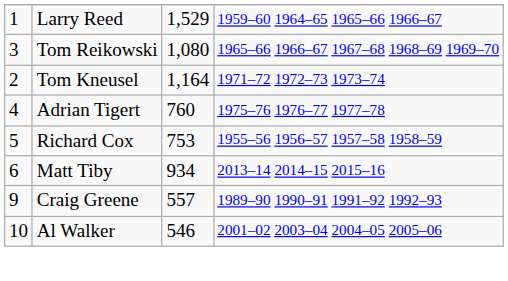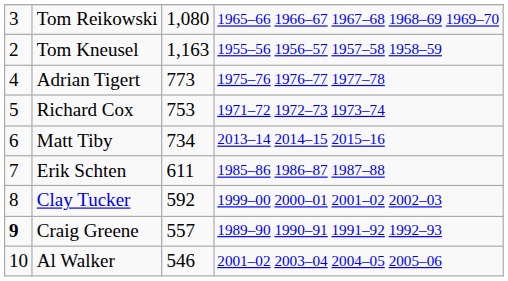- row: (80, 19)
(188, 79) 1,164 -> (188, 49) 1,163
(301, 79) 1971–72 1972–73 1973–74 -> (330, 49) 1955–56 1956–57 1957–58 1958–59
(181, 110) 760 -> (181, 79) 773
(330, 140) 1955–56 1956–57 1957–58 1958–59 -> (301, 110) 1971–72 1972–73 1973–74
(181, 170) 934 -> (181, 140) 734
+ row: (81, 170)
+ row: (84, 200)
(14, 200) normal -> (14, 230) bold
